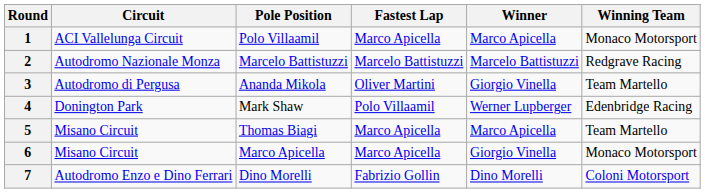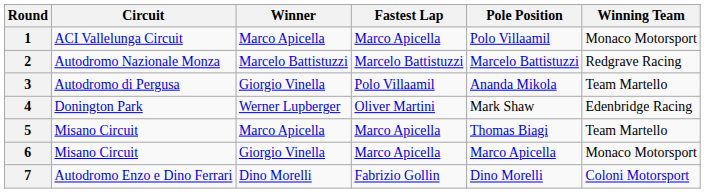columns swapped: (293, 15) <-> (524, 15)
(395, 84) Oliver Martini -> (395, 84) Polo Villaamil
(395, 107) Polo Villaamil -> (395, 107) Oliver Martini
